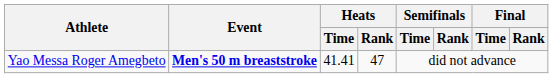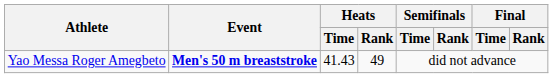(339, 61) 41.41 -> (339, 61) 41.43
(377, 61) 47 -> (377, 61) 49
